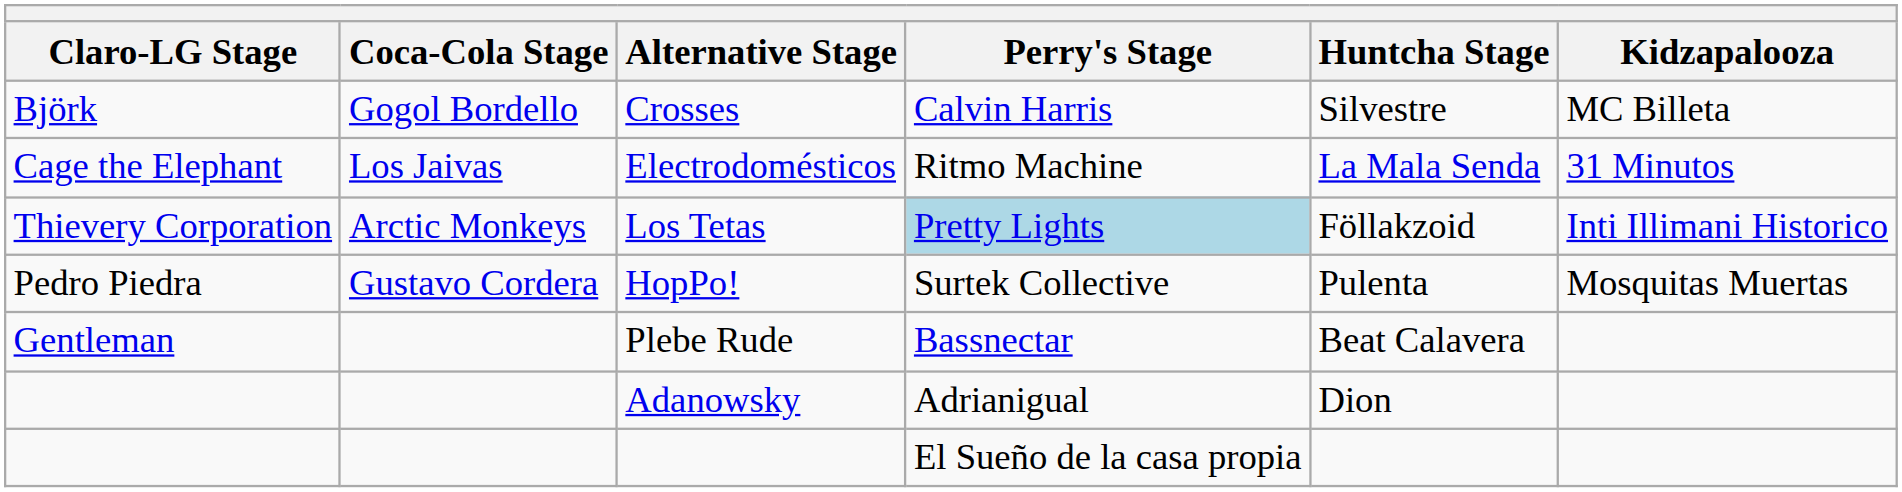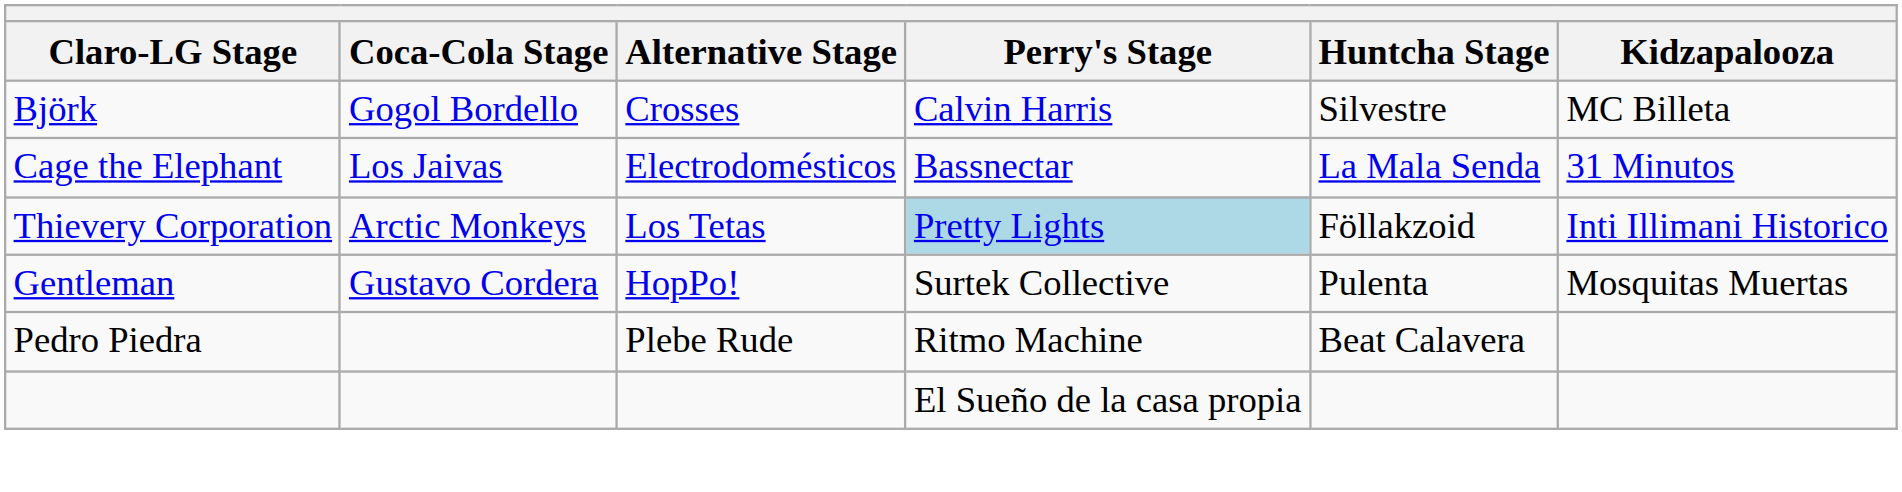(1028, 166) Ritmo Machine -> (993, 166) Bassnectar
(108, 282) Pedro Piedra -> (94, 282) Gentleman
(94, 340) Gentleman -> (108, 340) Pedro Piedra
(993, 340) Bassnectar -> (1028, 340) Ritmo Machine
- row: (713, 399)
